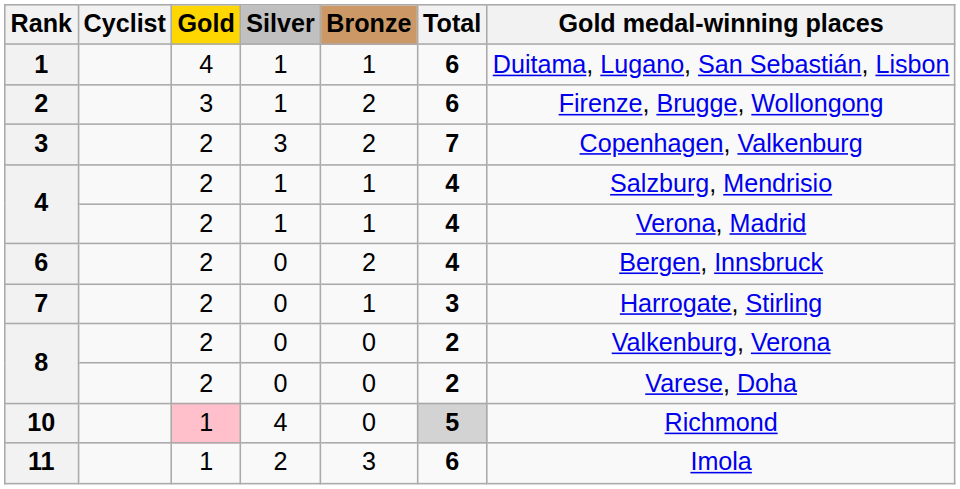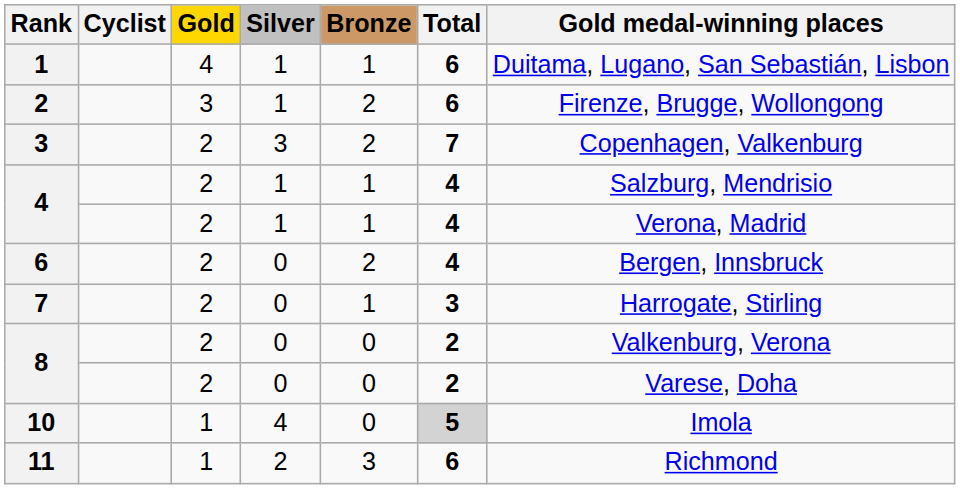(206, 422) pink background -> (206, 422) no background
(721, 422) Richmond -> (721, 422) Imola
(721, 462) Imola -> (721, 462) Richmond
